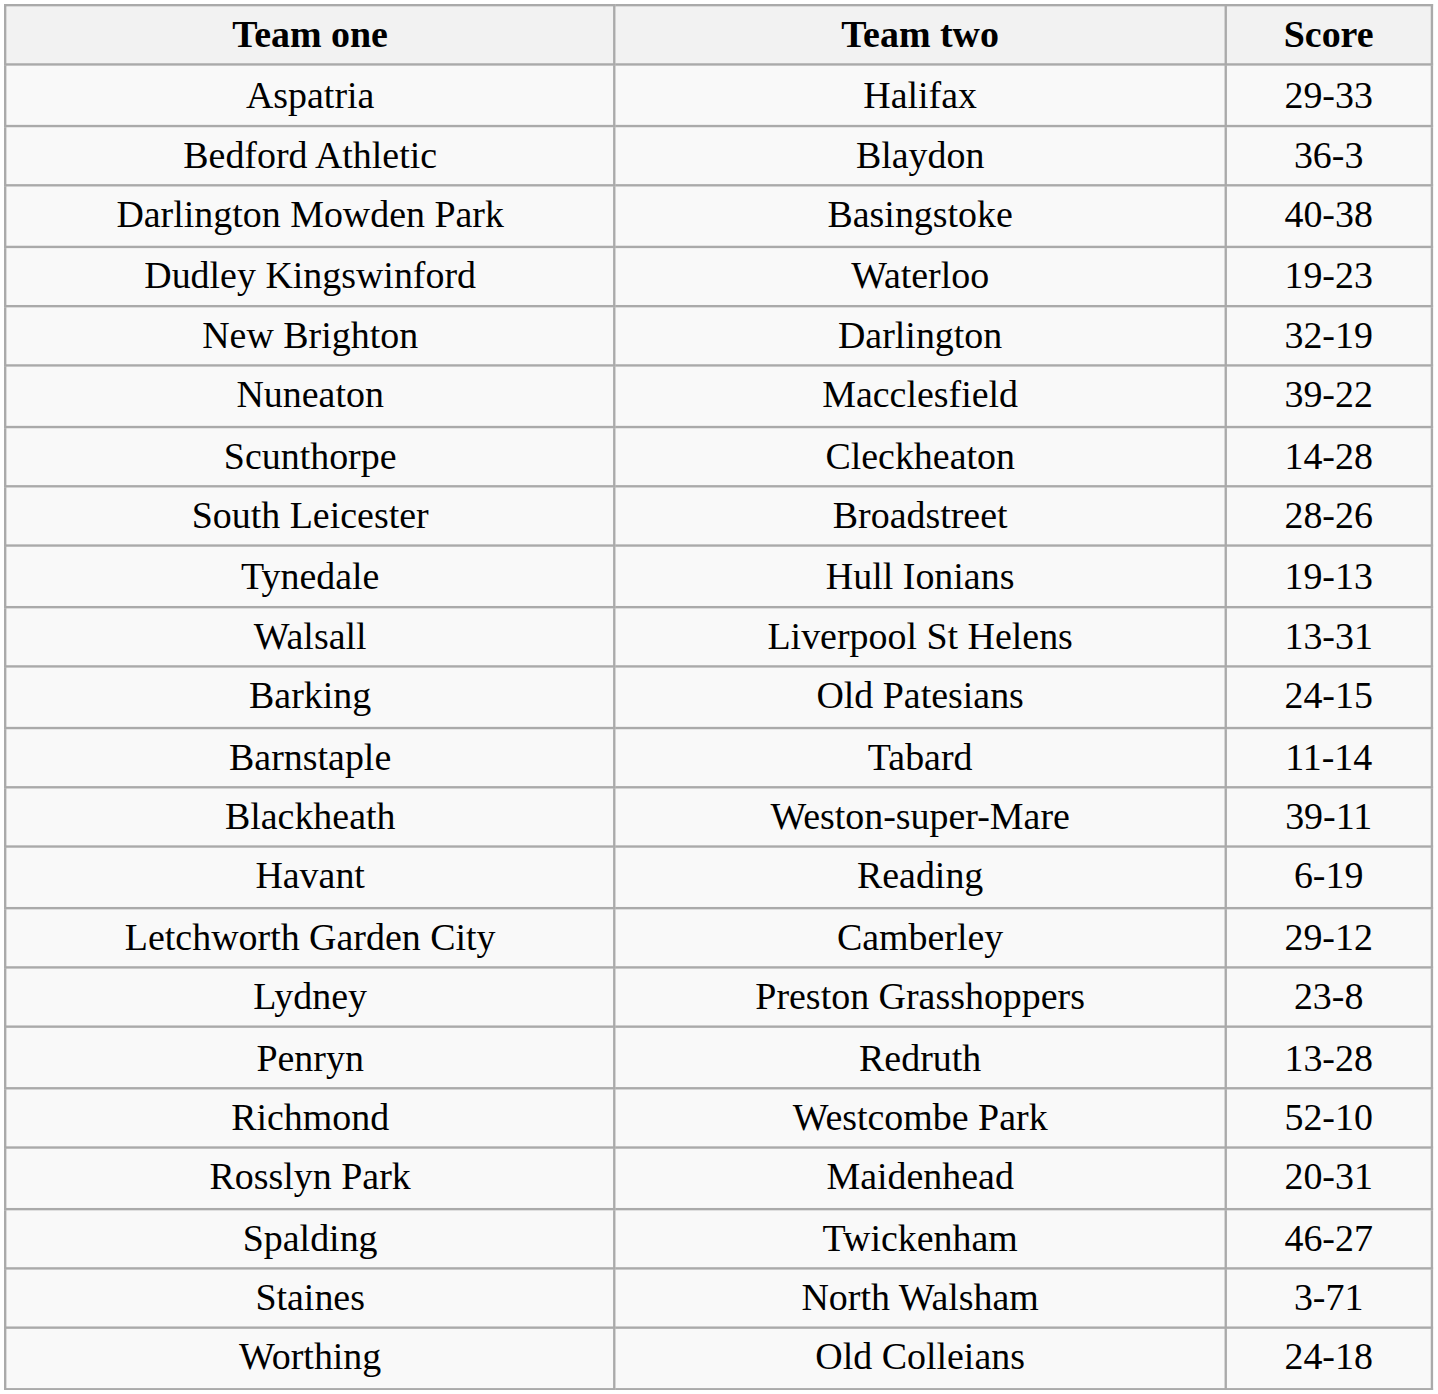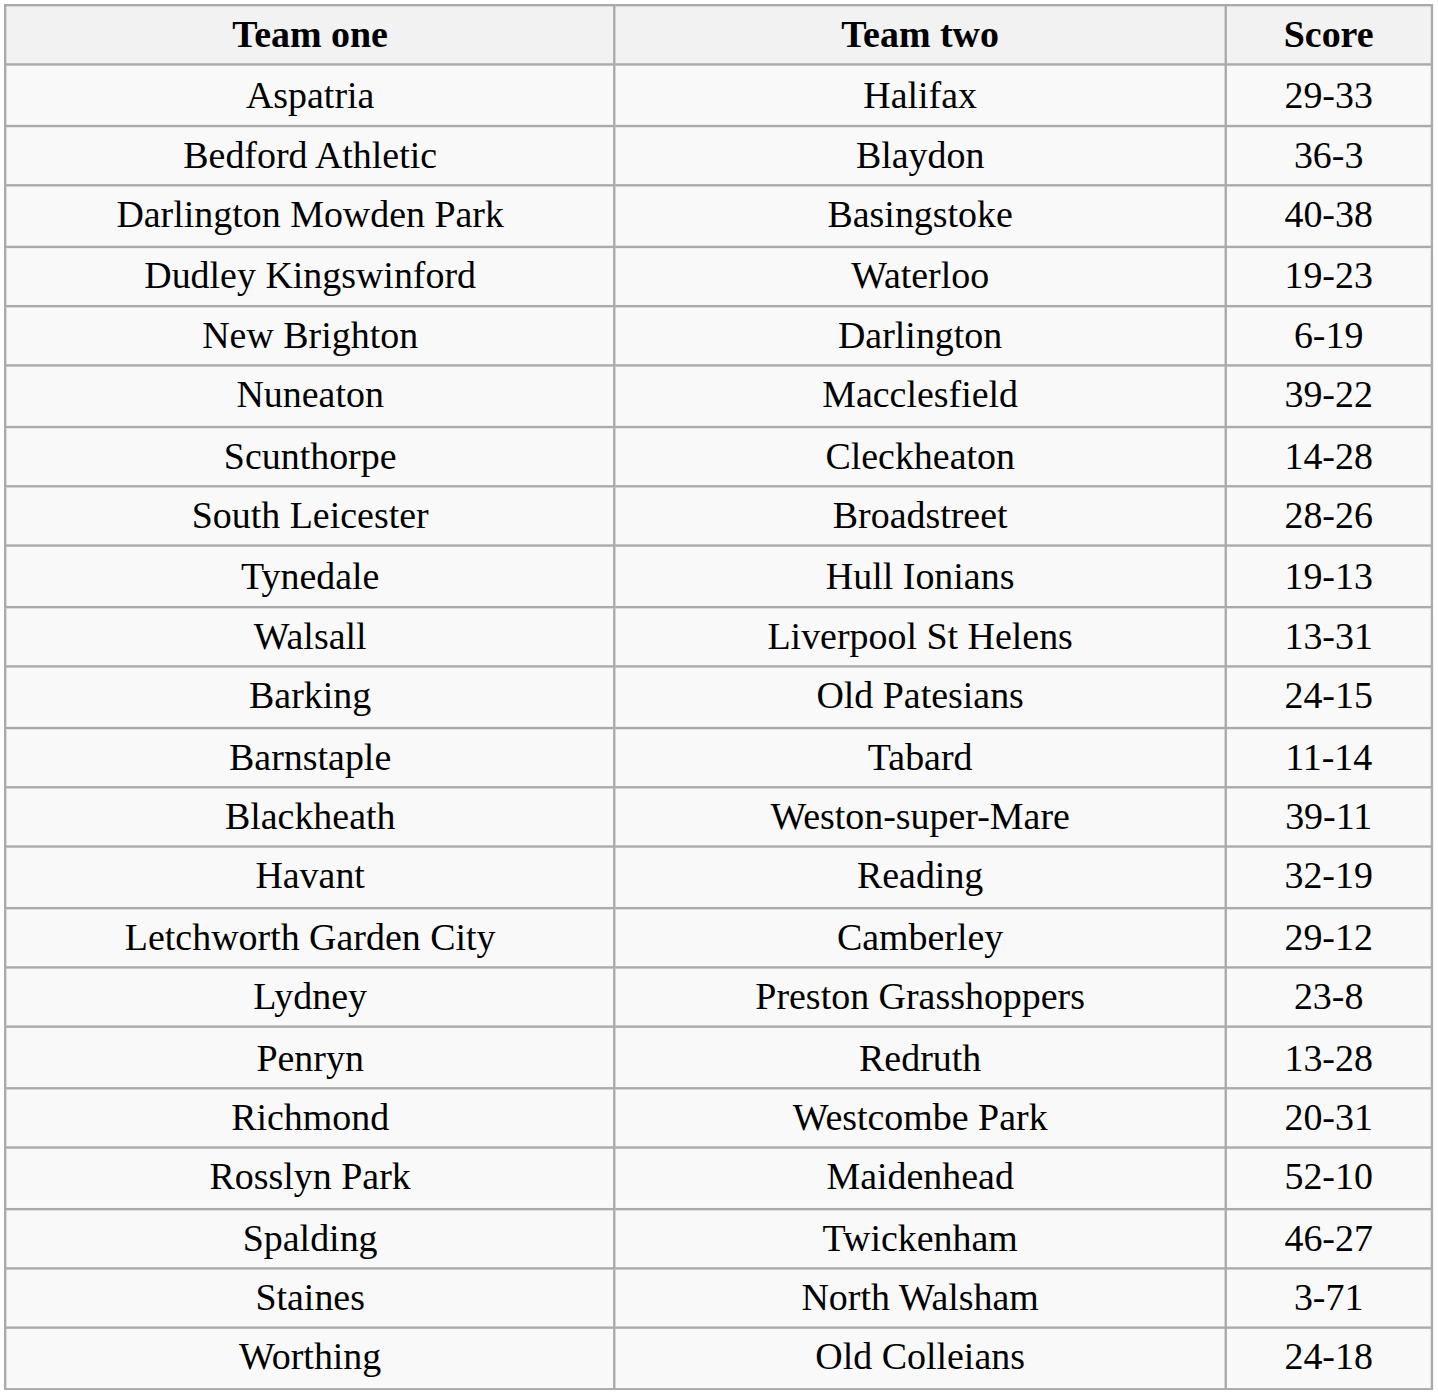(1329, 335) 32-19 -> (1329, 335) 6-19
(1329, 876) 6-19 -> (1329, 876) 32-19
(1329, 1117) 52-10 -> (1329, 1117) 20-31
(1329, 1177) 20-31 -> (1329, 1177) 52-10
